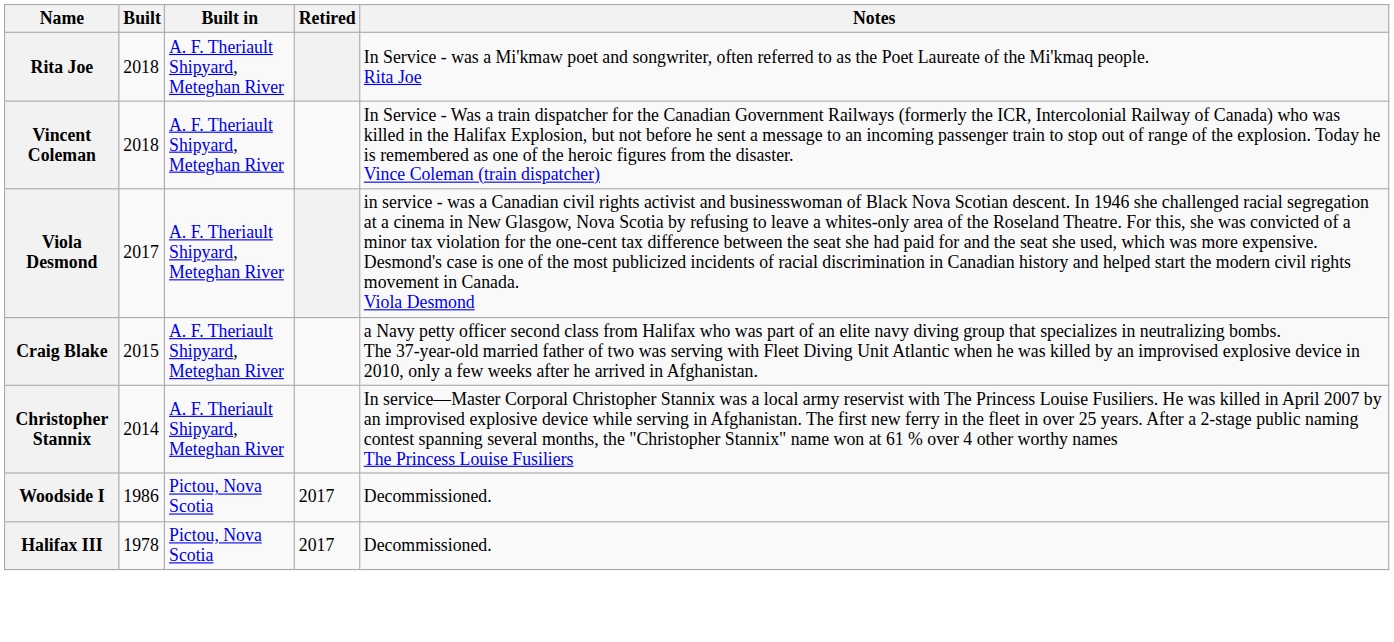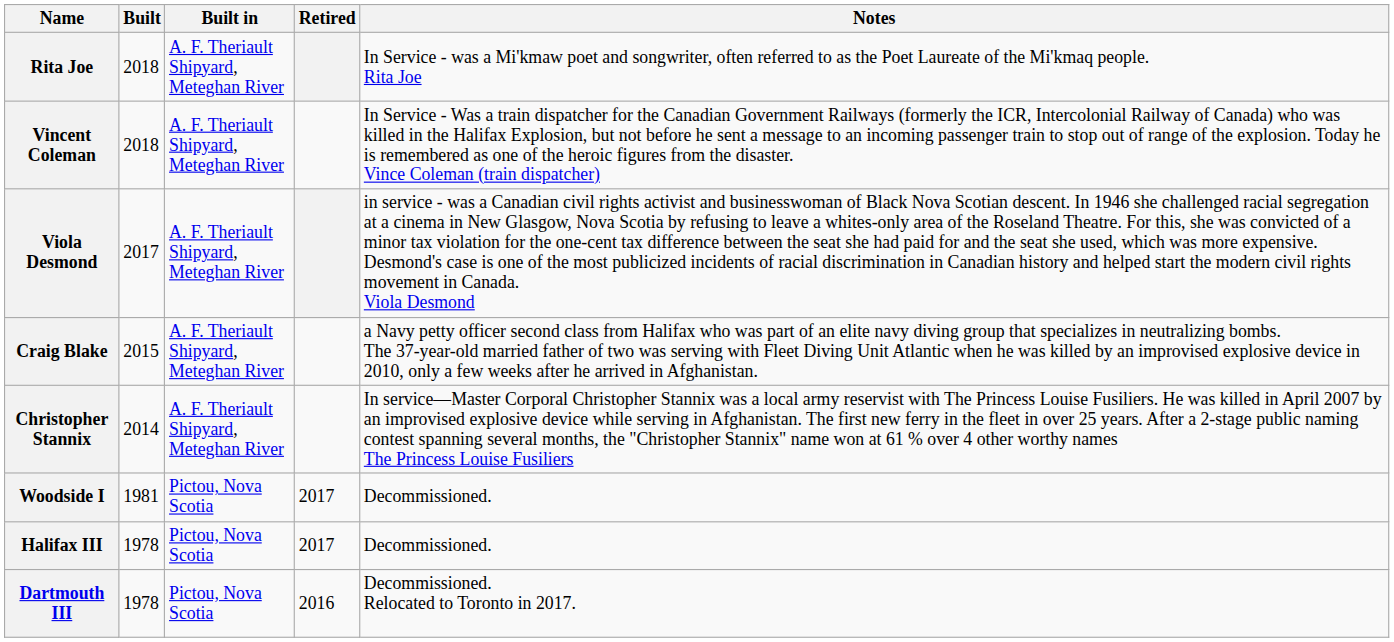(141, 497) 1986 -> (141, 497) 1981
+ row: (62, 603)
